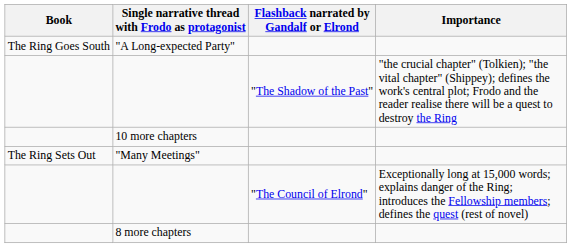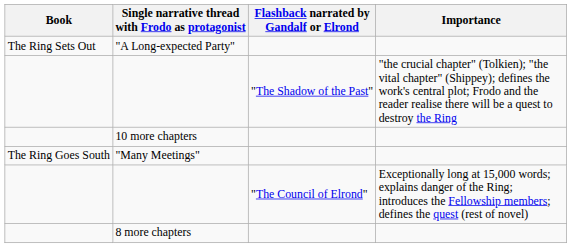(59, 45) The Ring Goes South -> (52, 45) The Ring Sets Out
(52, 155) The Ring Sets Out -> (59, 155) The Ring Goes South
